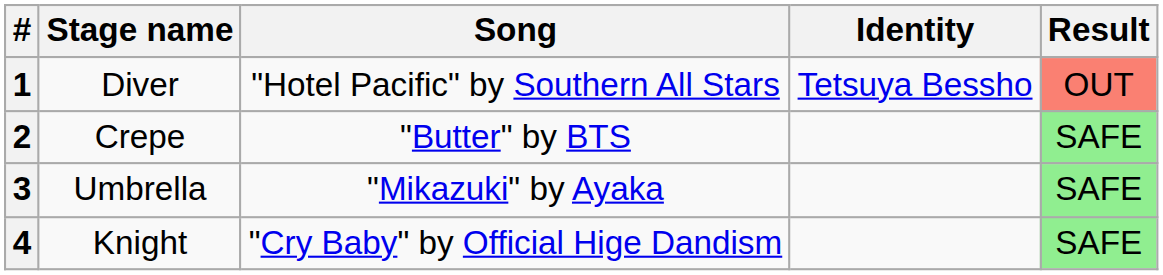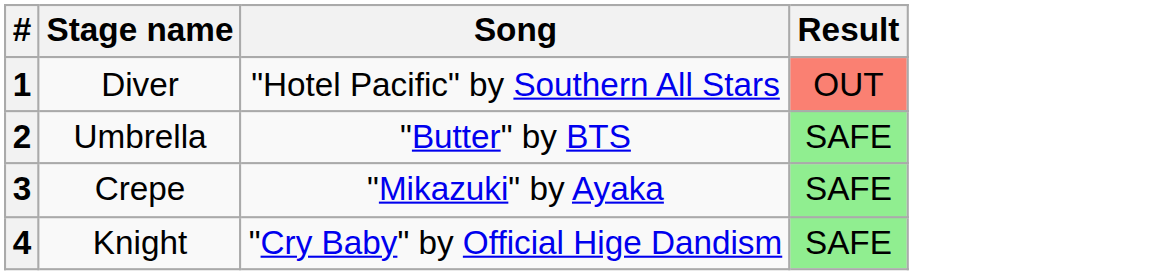- column: (915, 30)
(140, 136) Crepe -> (140, 136) Umbrella
(140, 189) Umbrella -> (140, 189) Crepe
